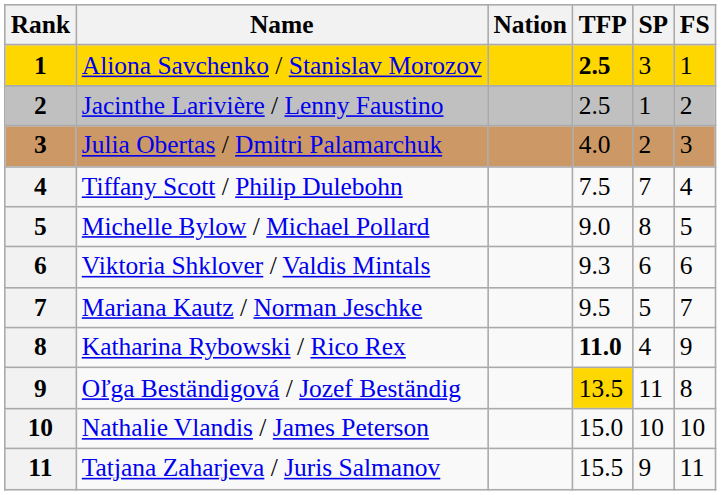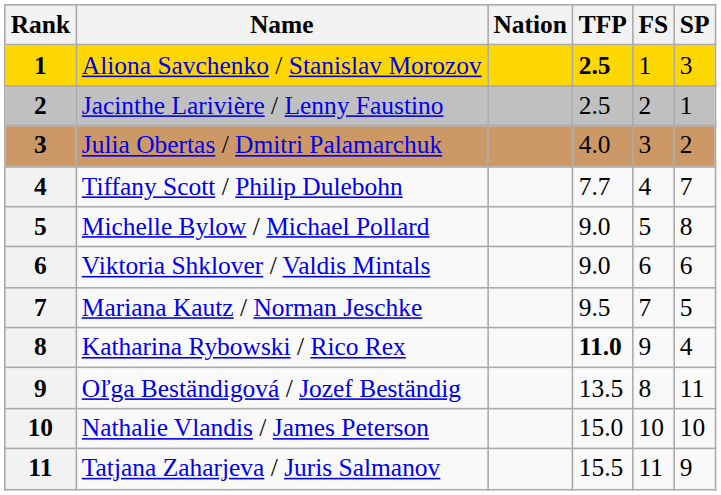columns swapped: (653, 24) <-> (695, 24)
(595, 186) 7.5 -> (595, 186) 7.7
(595, 266) 9.3 -> (595, 266) 9.0
(601, 387) gold background -> (601, 387) no background
